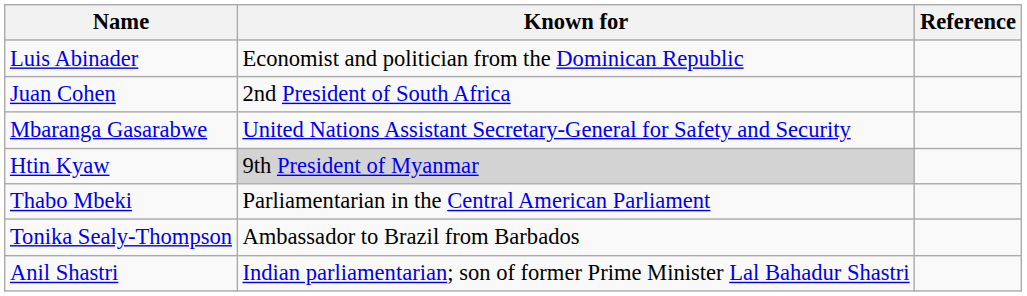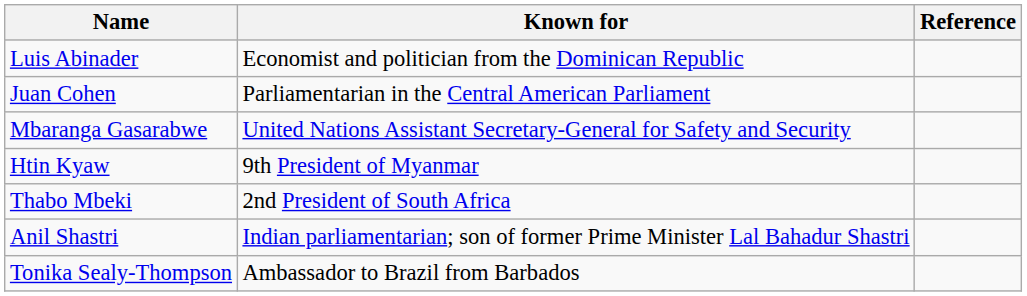(377, 93) 2nd President of South Africa -> (476, 93) Parliamentarian in the Central American Parliament
(361, 165) lightgrey background -> (361, 165) no background
(476, 201) Parliamentarian in the Central American Parliament -> (377, 201) 2nd President of South Africa
rows swapped: (121, 237) <-> (64, 272)
